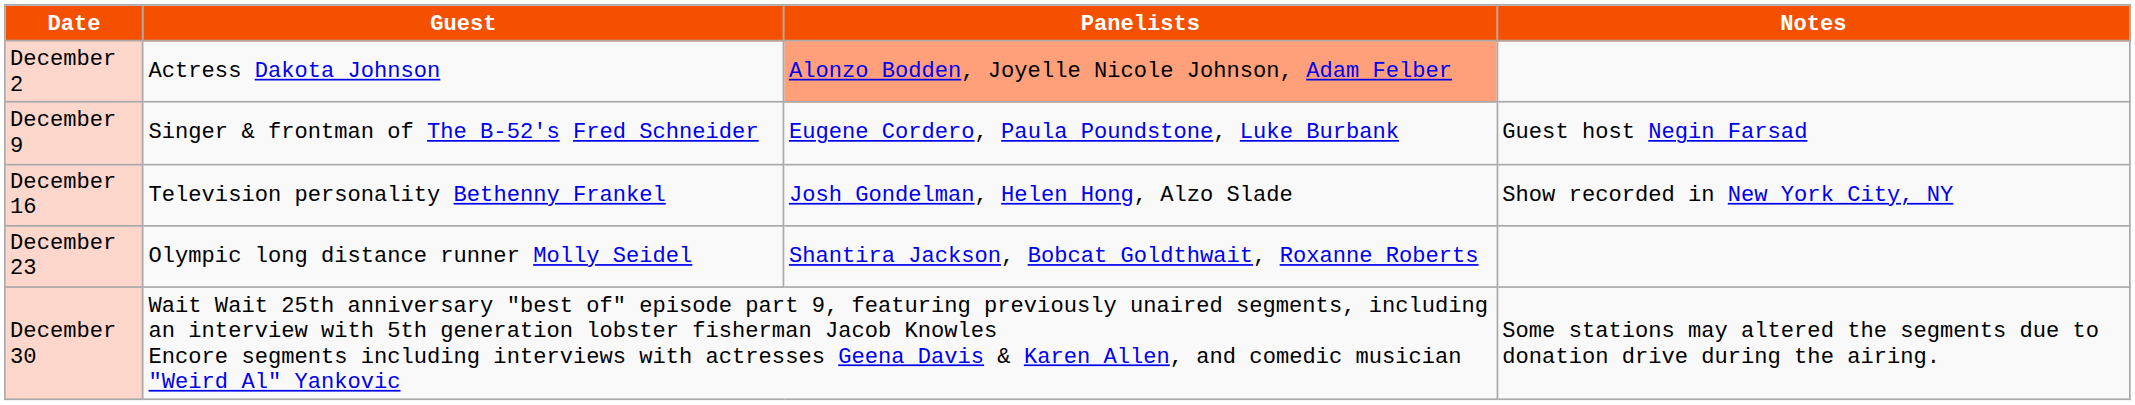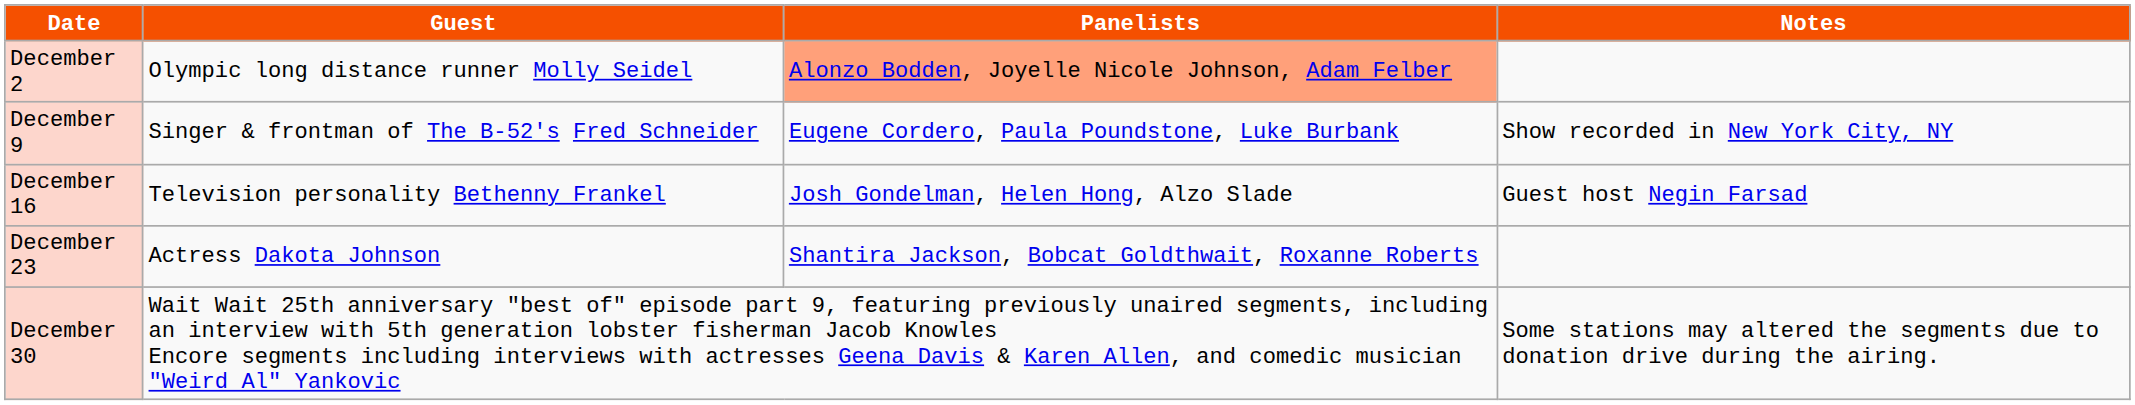(294, 72) Actress Dakota Johnson -> (420, 72) Olympic long distance runner Molly Seidel
(1655, 133) Guest host Negin Farsad -> (1728, 133) Show recorded in New York City, NY
(1728, 195) Show recorded in New York City, NY -> (1655, 195) Guest host Negin Farsad
(420, 256) Olympic long distance runner Molly Seidel -> (294, 256) Actress Dakota Johnson
